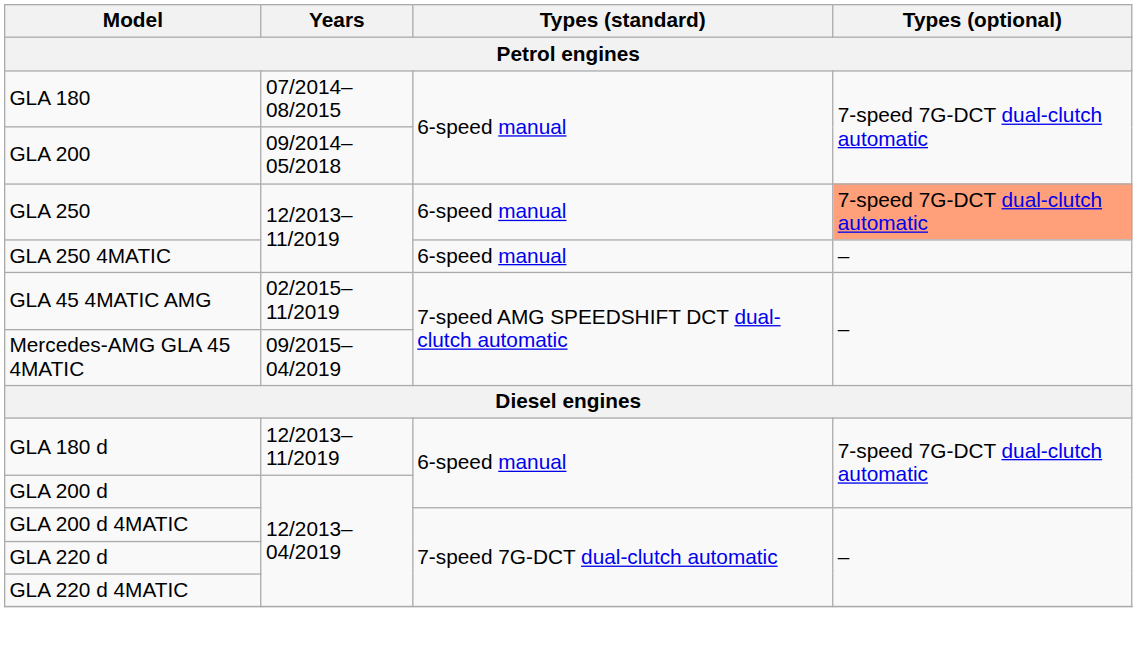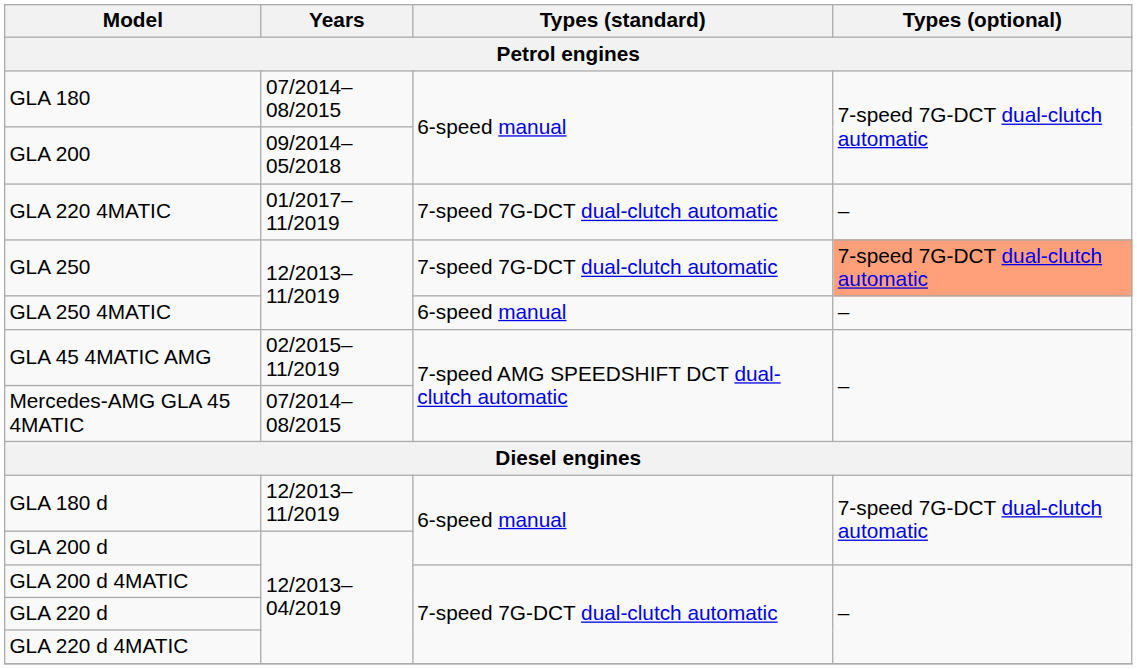+ row: (90, 211)
(492, 211) 6-speed manual -> (597, 267) 7-speed 7G-DCT dual-clutch automatic
(309, 357) 09/2015–04/2019 -> (309, 413) 07/2014–08/2015
